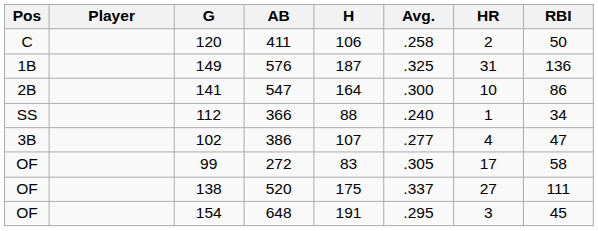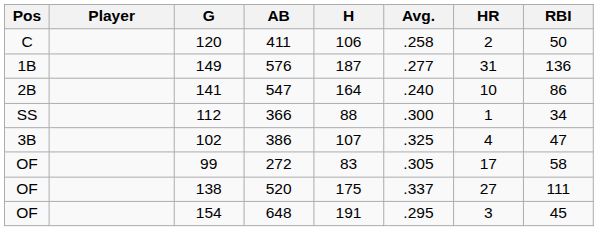(418, 66) .325 -> (418, 66) .277
(418, 90) .300 -> (418, 90) .240
(418, 115) .240 -> (418, 115) .300
(418, 139) .277 -> (418, 139) .325
